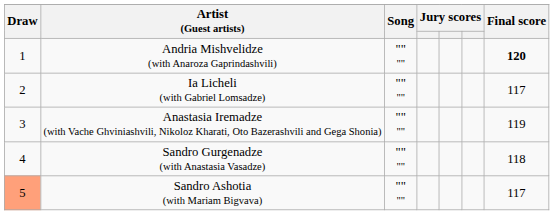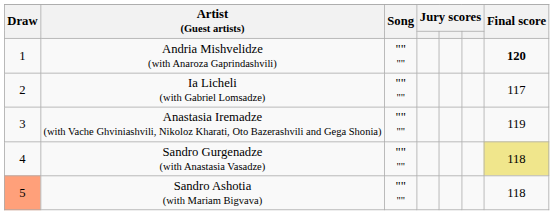(516, 158) no background -> (516, 158) khaki background
(516, 192) 117 -> (516, 192) 118
